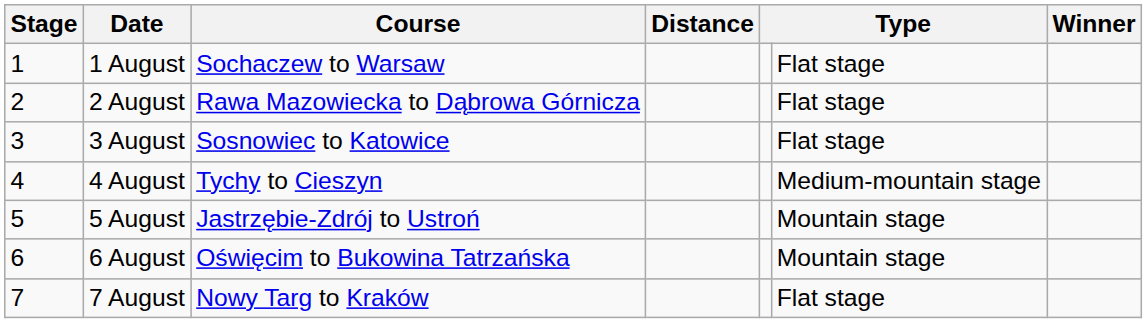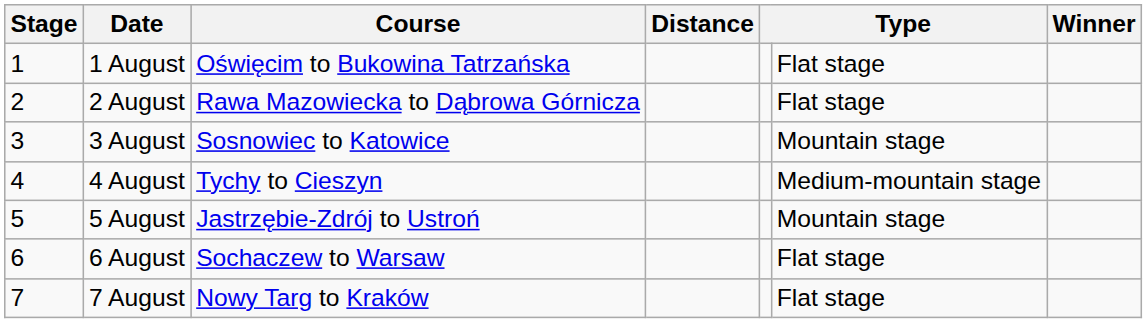(320, 63) Sochaczew to Warsaw -> (383, 63) Oświęcim to Bukowina Tatrzańska
(831, 141) Flat stage -> (861, 141) Mountain stage
(383, 258) Oświęcim to Bukowina Tatrzańska -> (320, 258) Sochaczew to Warsaw
(861, 258) Mountain stage -> (831, 258) Flat stage
